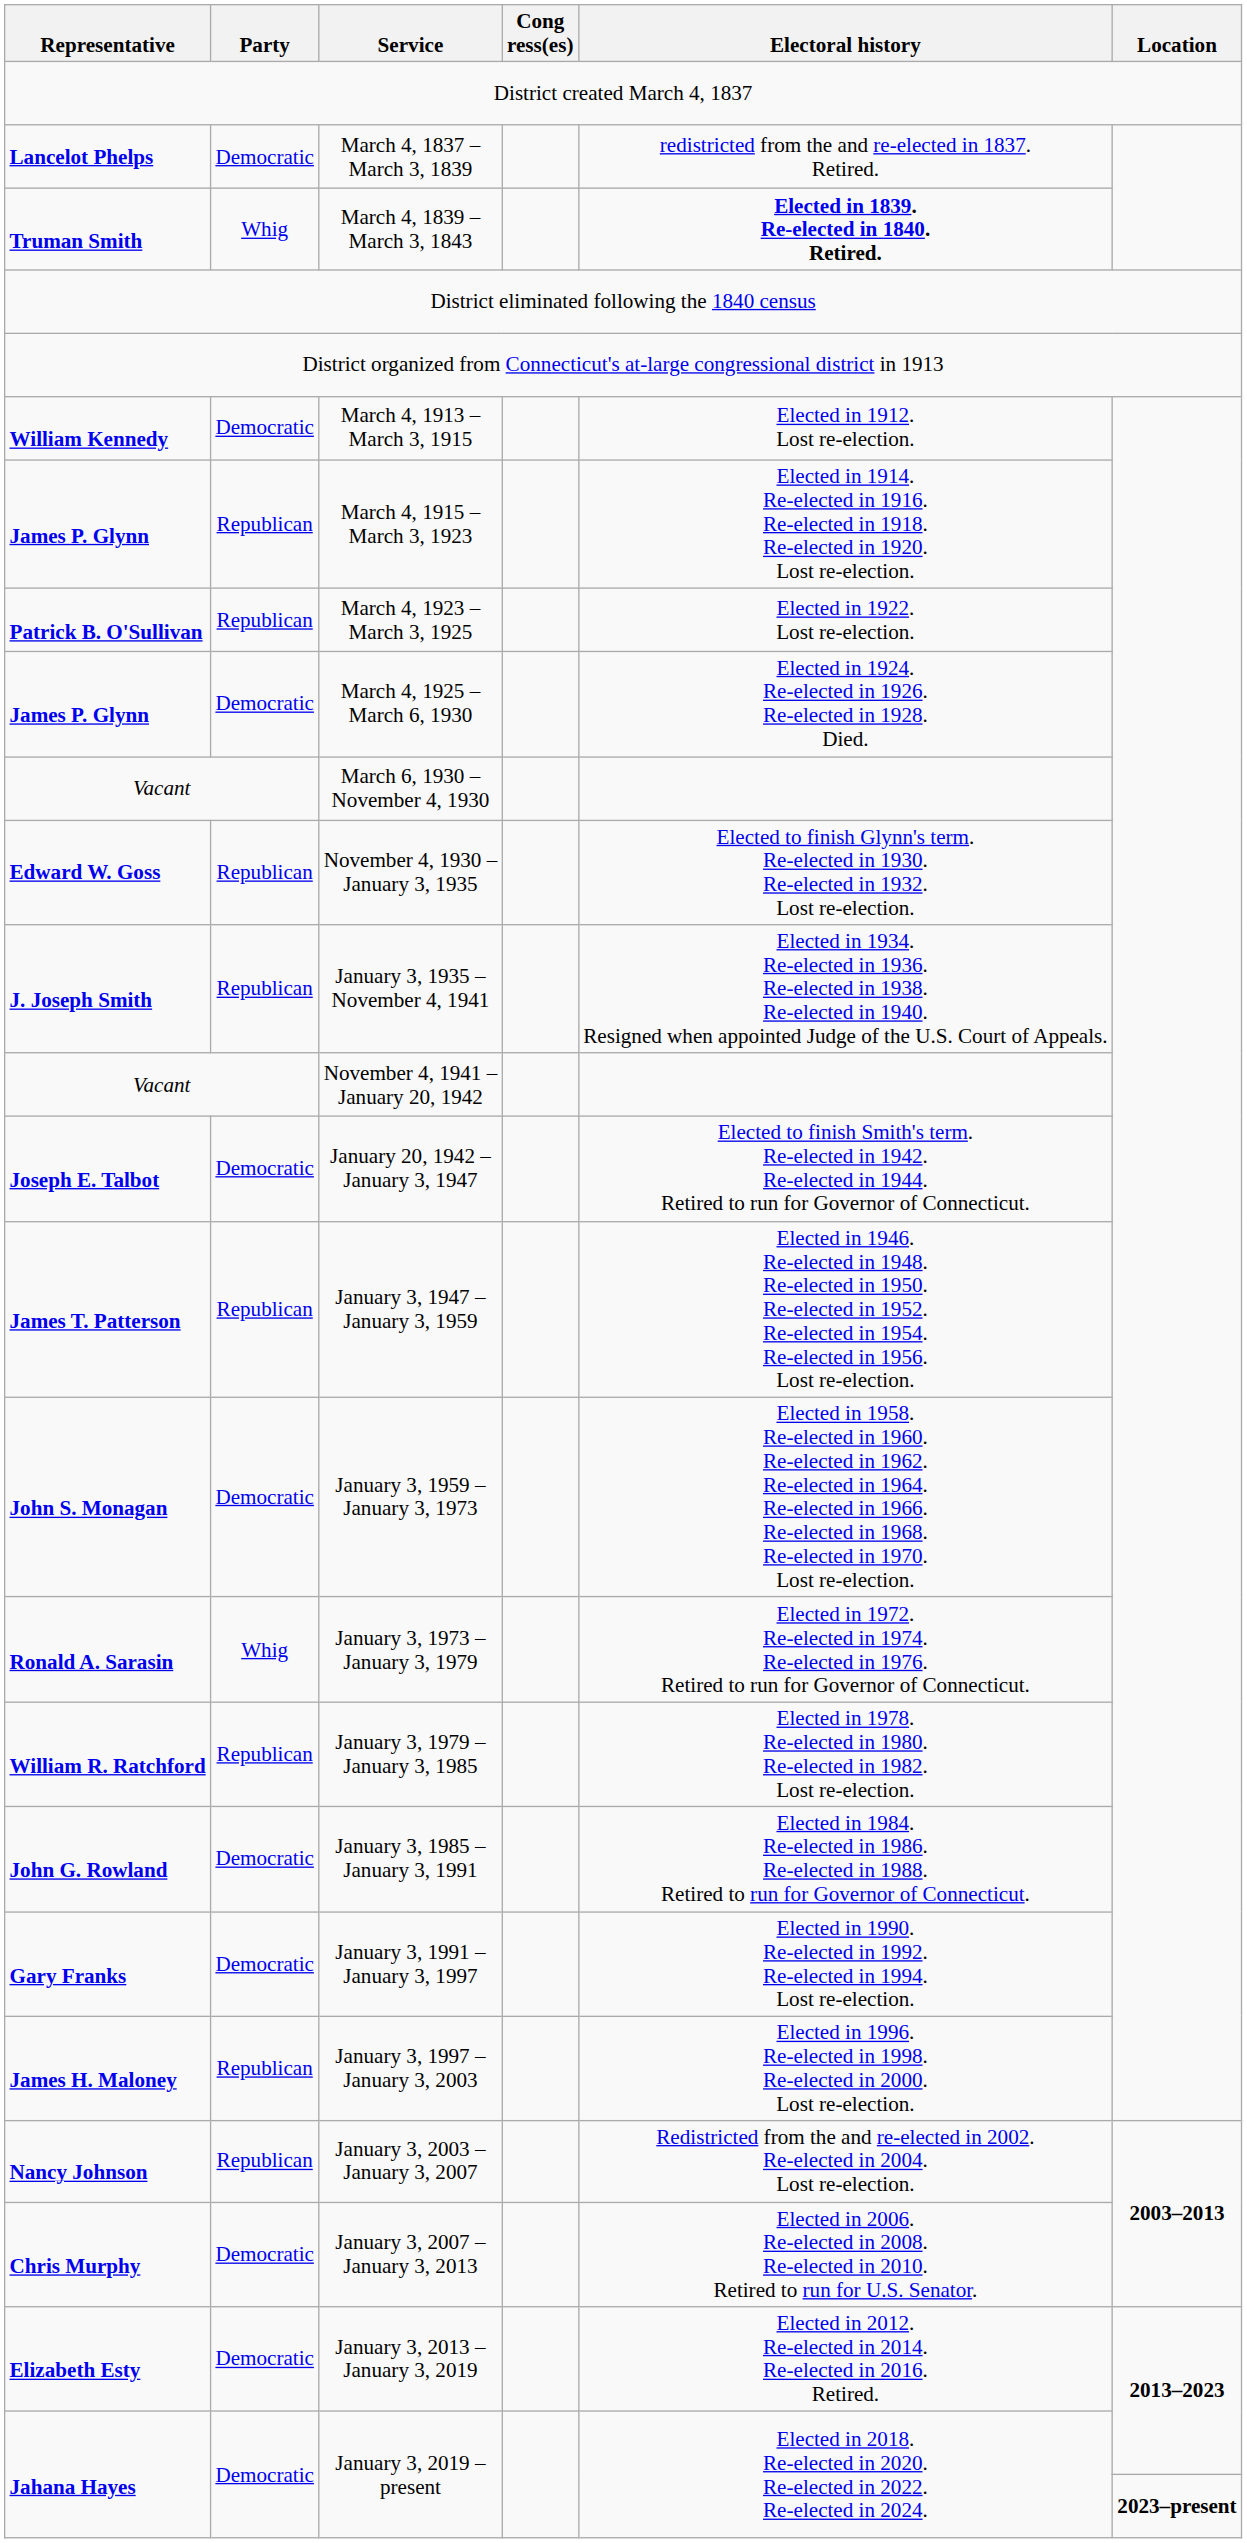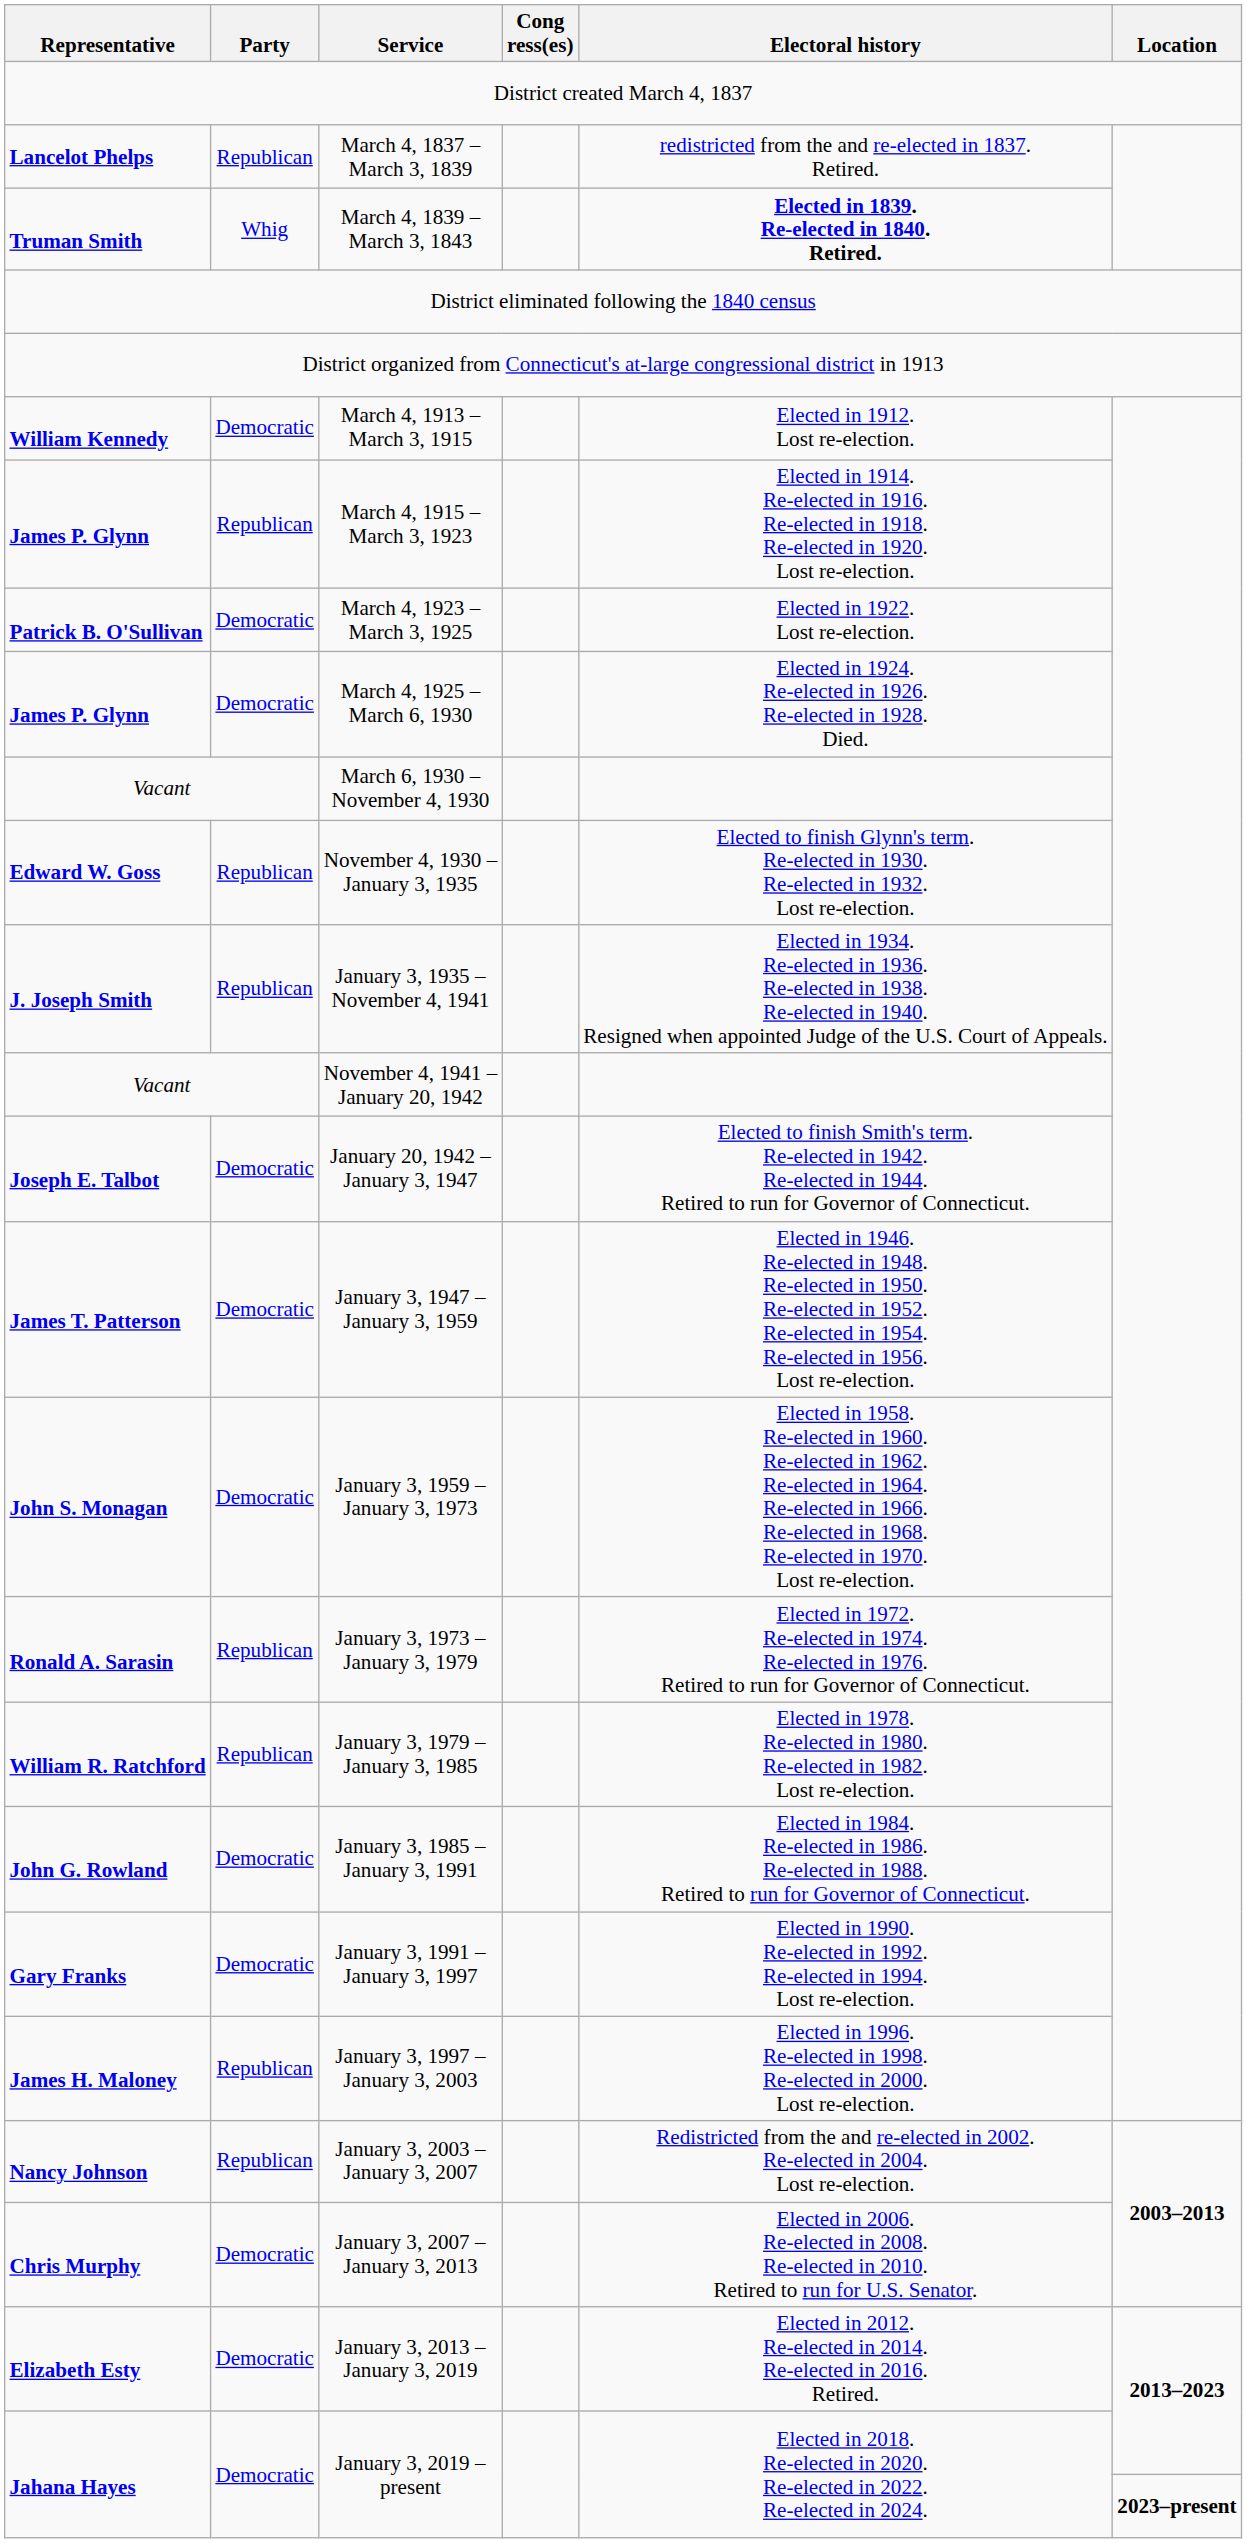(265, 156) Democratic -> (265, 156) Republican
(265, 619) Republican -> (265, 619) Democratic
(265, 1309) Republican -> (265, 1309) Democratic
(265, 1649) Whig -> (265, 1649) Republican
